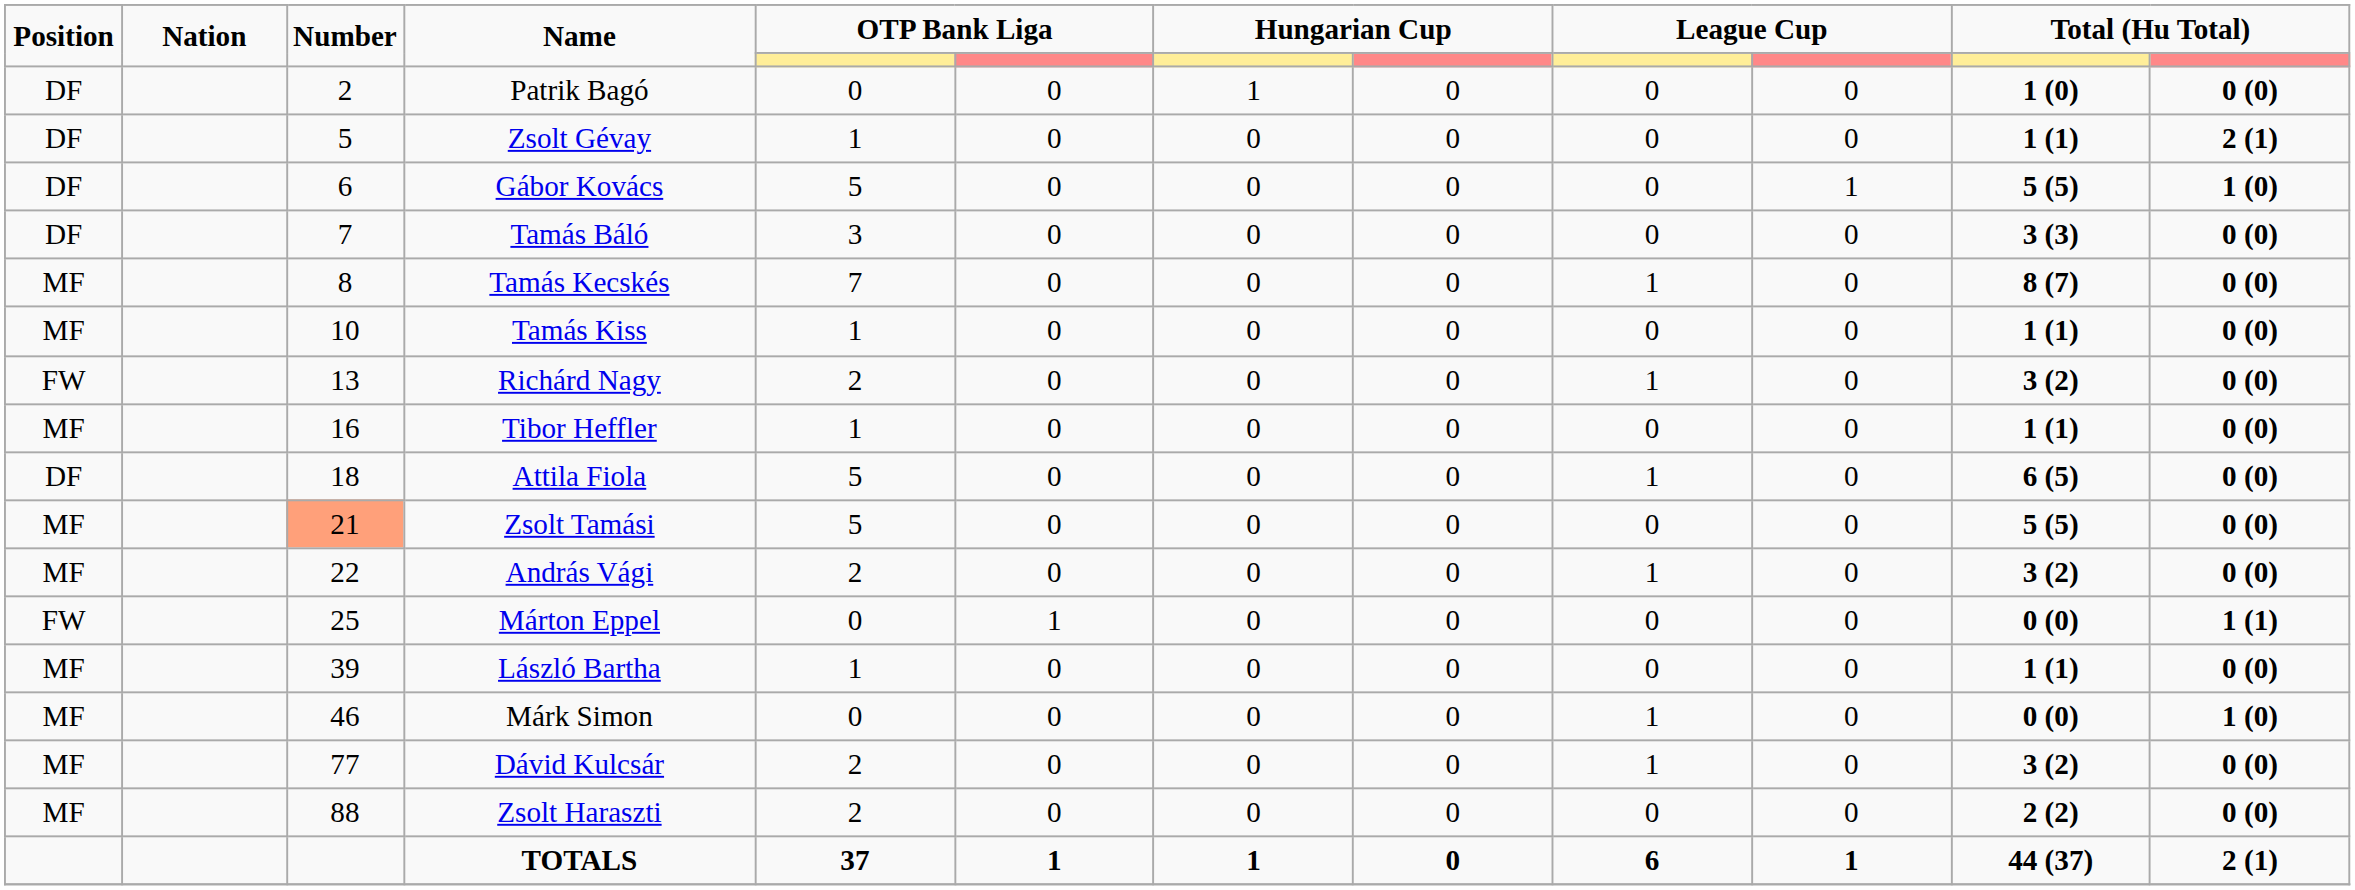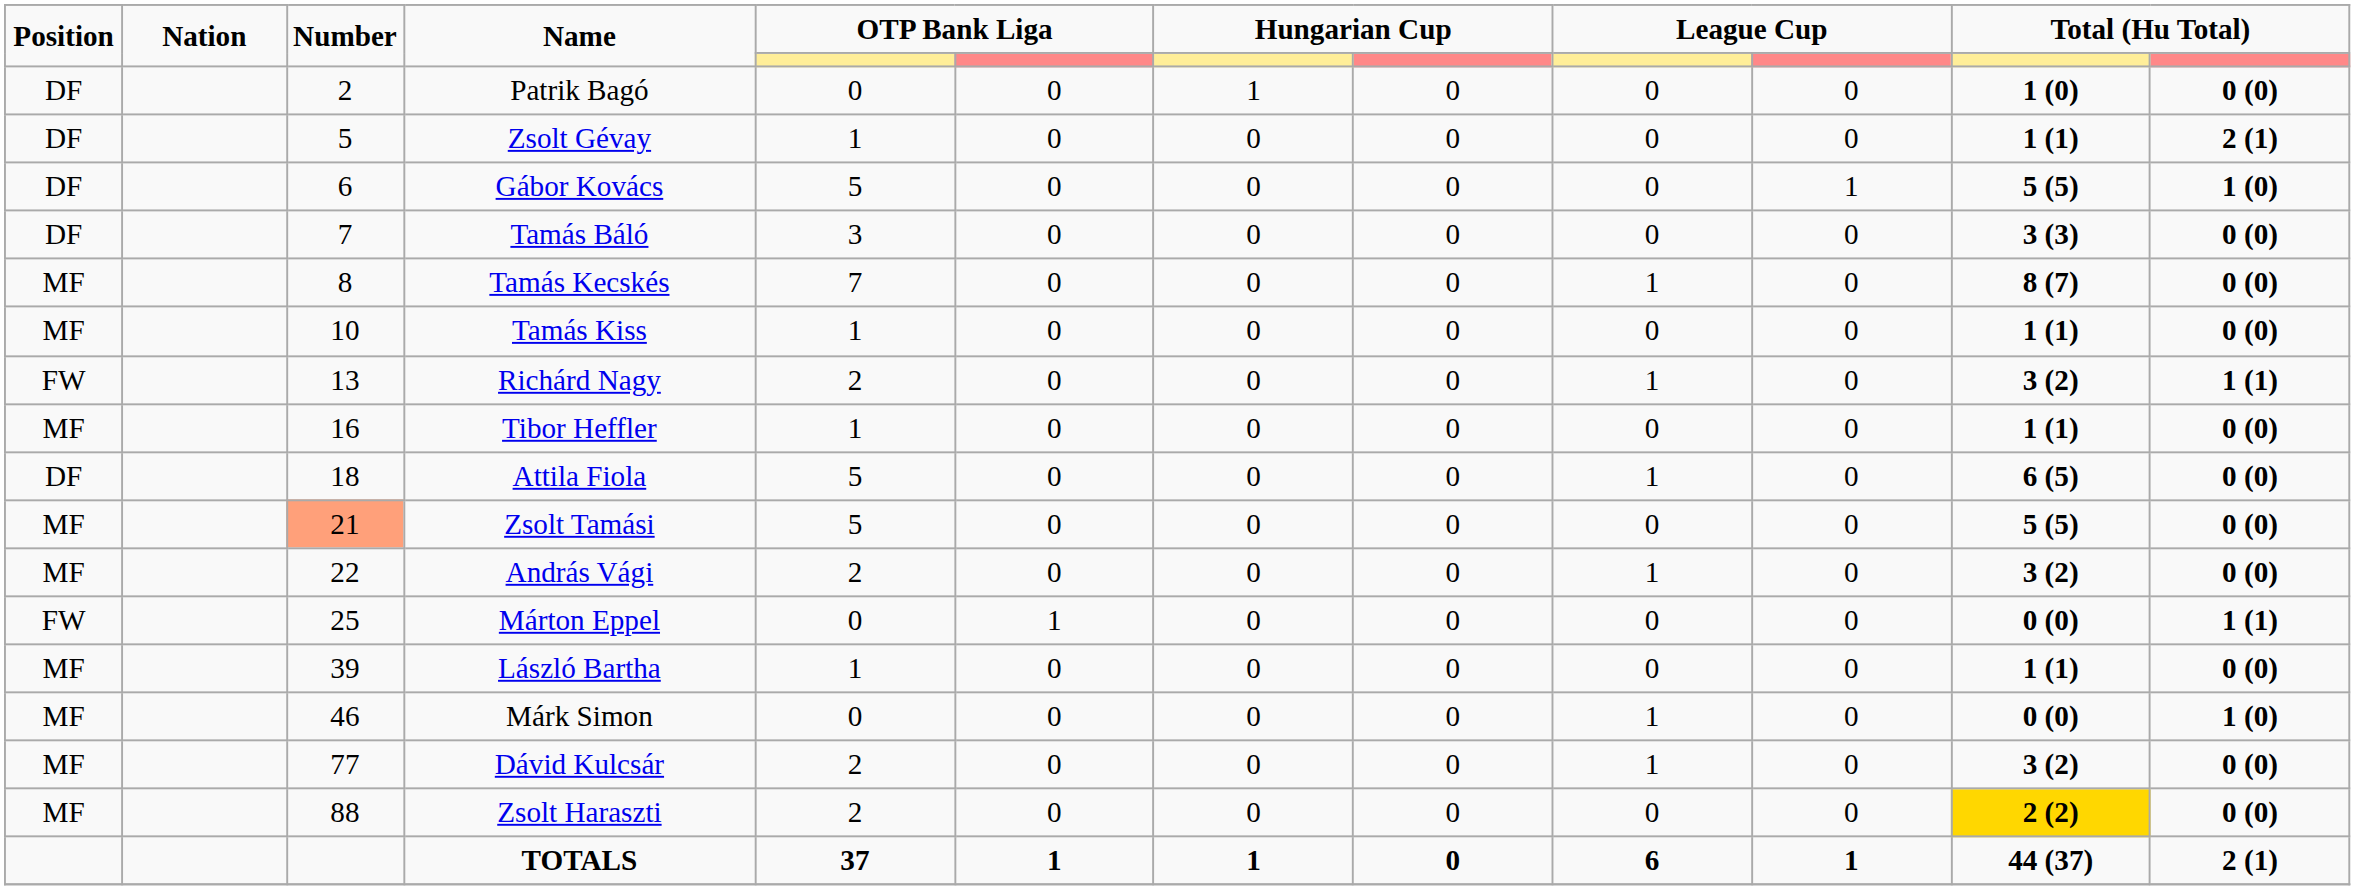(2250, 379) 0 (0) -> (2250, 379) 1 (1)
(2051, 812) no background -> (2051, 812) gold background
